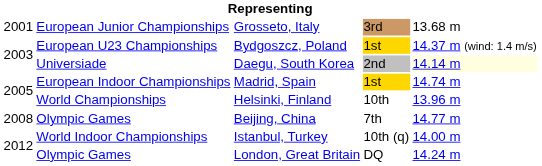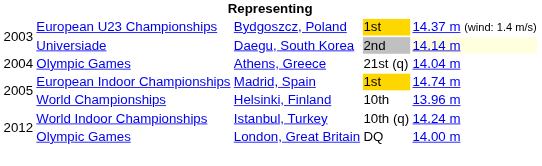- row: (277, 27)
+ row: (280, 63)
- row: (275, 118)
(436, 136) 14.00 m -> (436, 118) 14.24 m
(436, 155) 14.24 m -> (436, 136) 14.00 m
